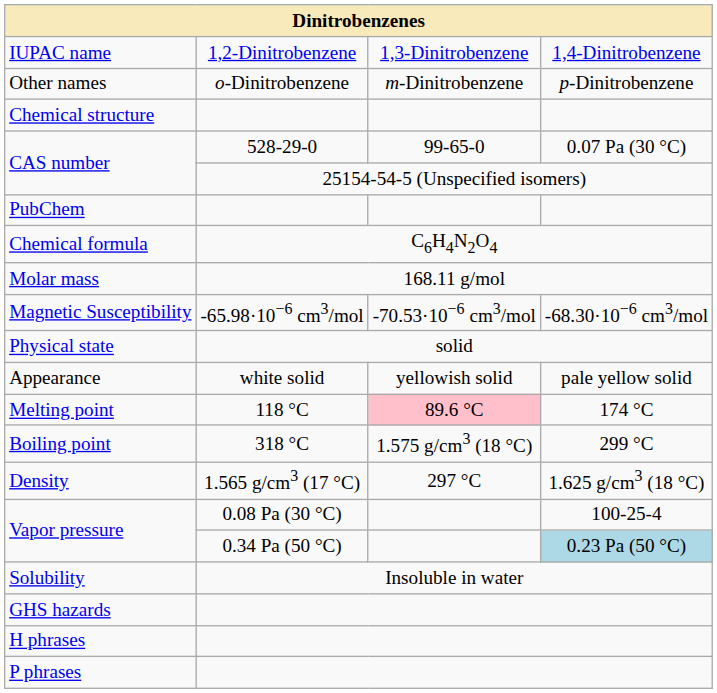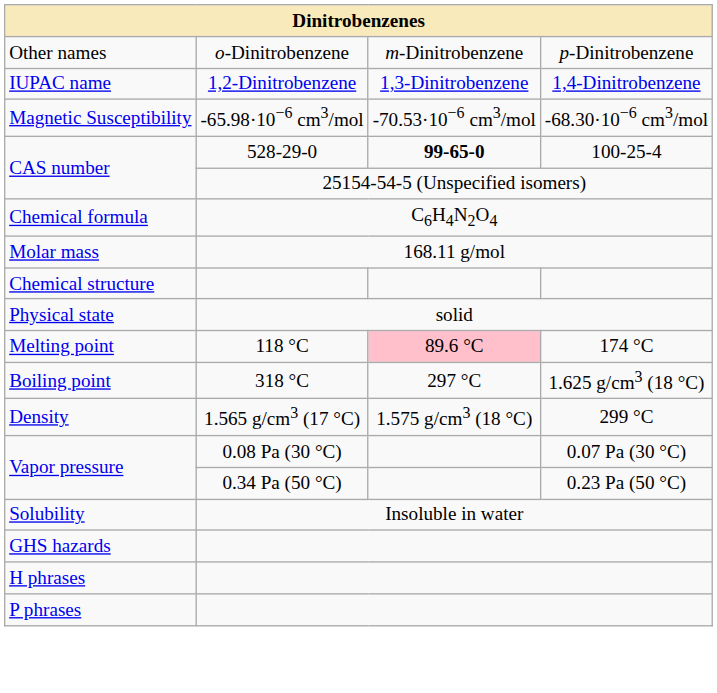rows swapped: (60, 52) <-> (58, 83)
rows swapped: (82, 115) <-> (100, 312)
(454, 147) normal -> (454, 152) bold
(626, 147) 0.07 Pa (30 °C) -> (626, 152) 100-25-4
- row: (47, 210)
- row: (55, 378)
(454, 444) 1.575 g/cm3 (18 °C) -> (454, 380) 297 °C
(626, 444) 299 °C -> (626, 380) 1.625 g/cm3 (18 °C)
(454, 480) 297 °C -> (454, 417) 1.575 g/cm3 (18 °C)
(626, 480) 1.625 g/cm3 (18 °C) -> (626, 417) 299 °C
(626, 514) 100-25-4 -> (626, 451) 0.07 Pa (30 °C)
(626, 546) lightblue background -> (626, 483) no background
